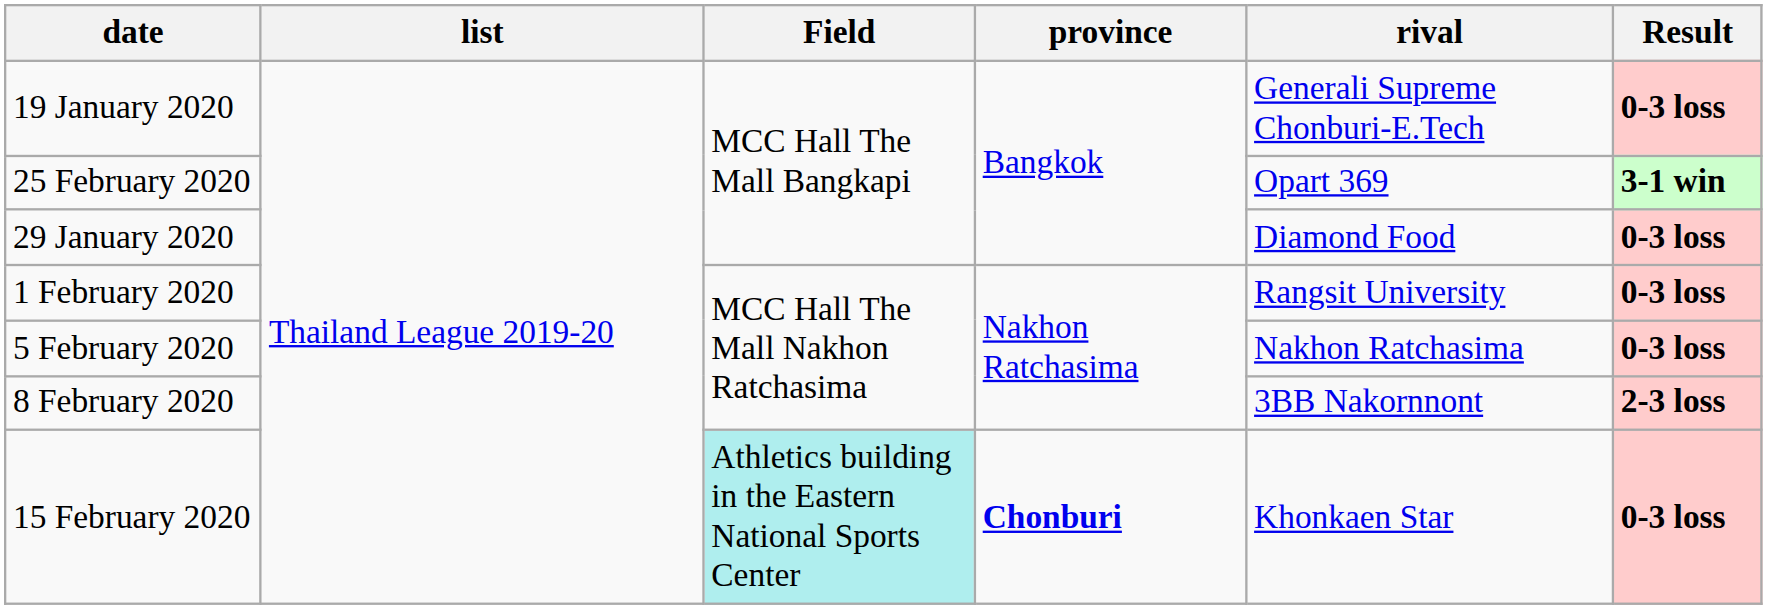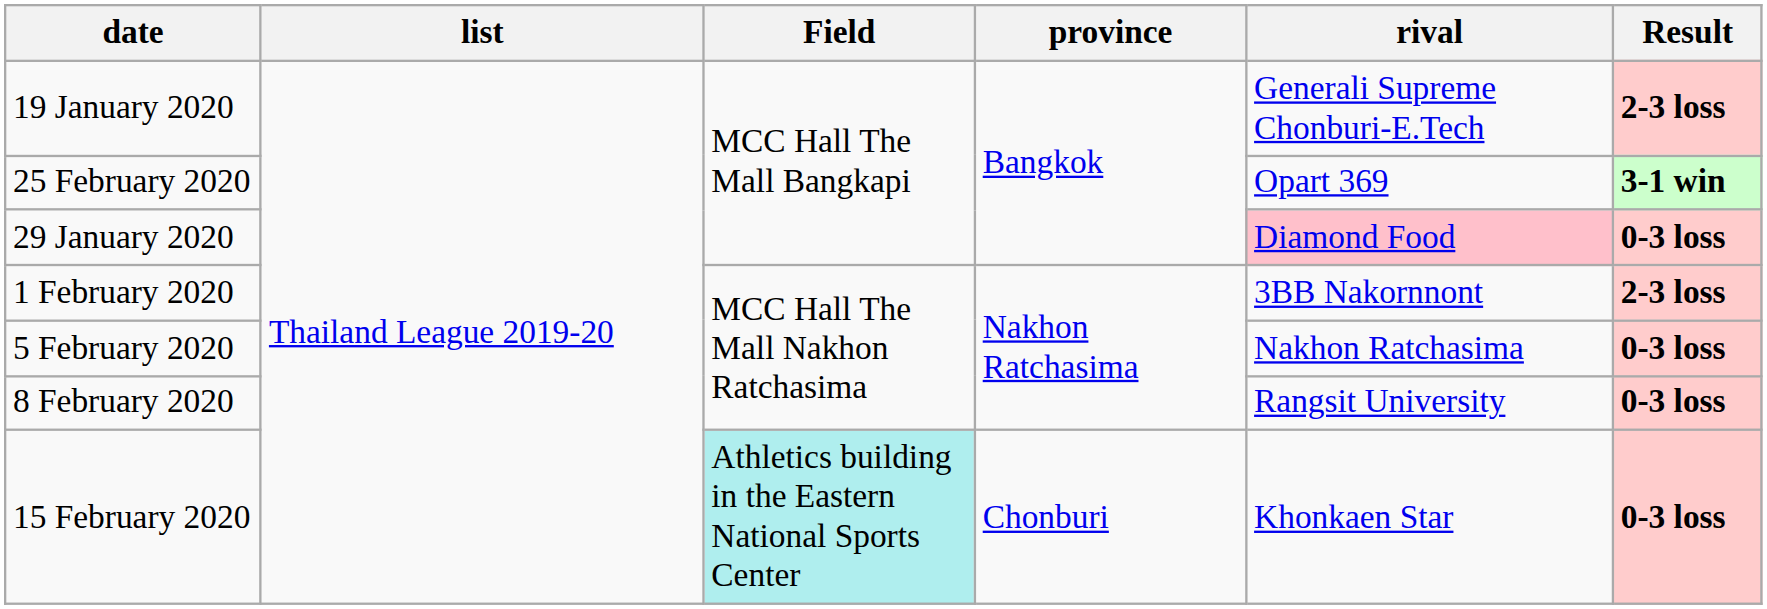(1673, 107) 0-3 loss -> (1673, 107) 2-3 loss
(1355, 237) no background -> (1355, 237) pink background
(1380, 292) Rangsit University -> (1369, 292) 3BB Nakornnont
(1673, 292) 0-3 loss -> (1673, 292) 2-3 loss
(1369, 402) 3BB Nakornnont -> (1380, 402) Rangsit University
(1673, 402) 2-3 loss -> (1673, 402) 0-3 loss
(1052, 516) bold -> (1046, 516) normal
